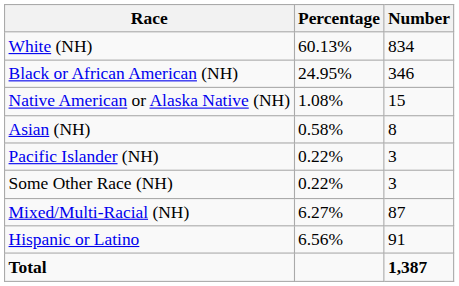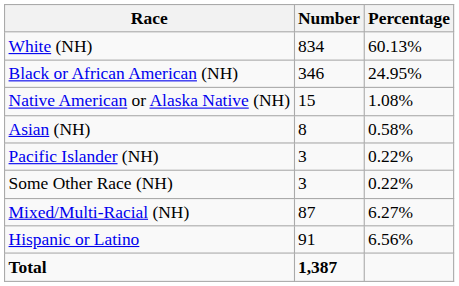columns swapped: (419, 18) <-> (339, 18)
